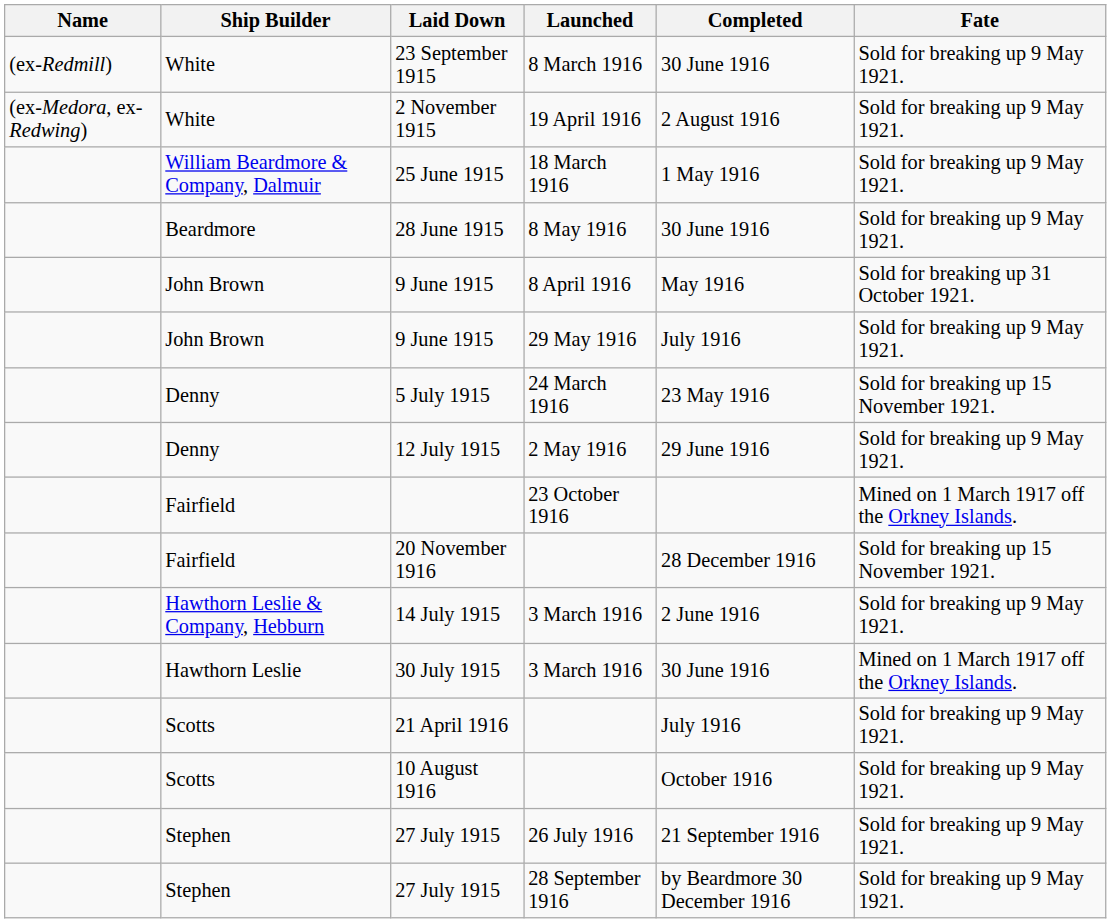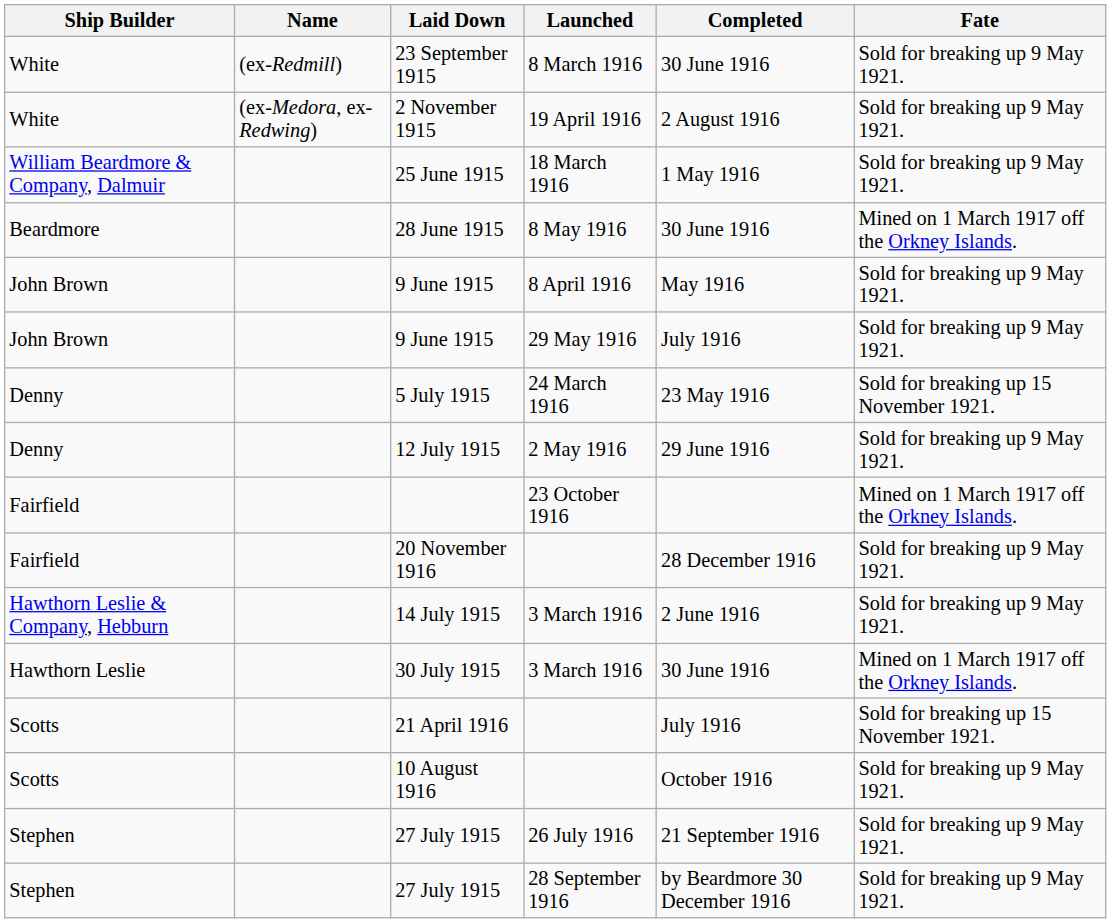columns swapped: (83, 20) <-> (276, 20)
(971, 229) Sold for breaking up 9 May 1921. -> (971, 229) Mined on 1 March 1917 off the Orkney Islands.
(955, 284) Sold for breaking up 31 October 1921. -> (971, 284) Sold for breaking up 9 May 1921.
(955, 560) Sold for breaking up 15 November 1921. -> (971, 560) Sold for breaking up 9 May 1921.
(971, 725) Sold for breaking up 9 May 1921. -> (955, 725) Sold for breaking up 15 November 1921.
